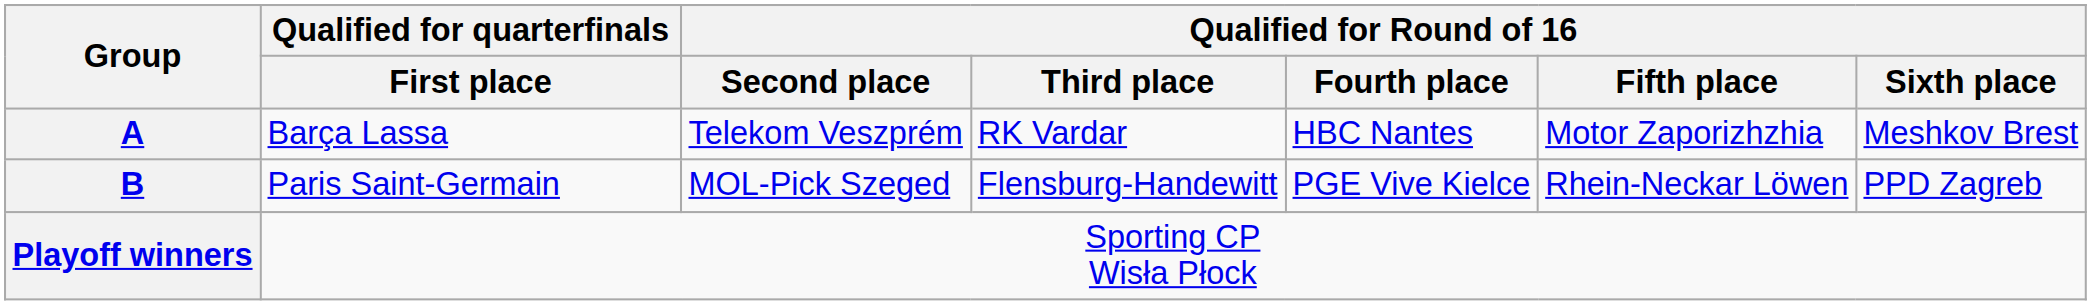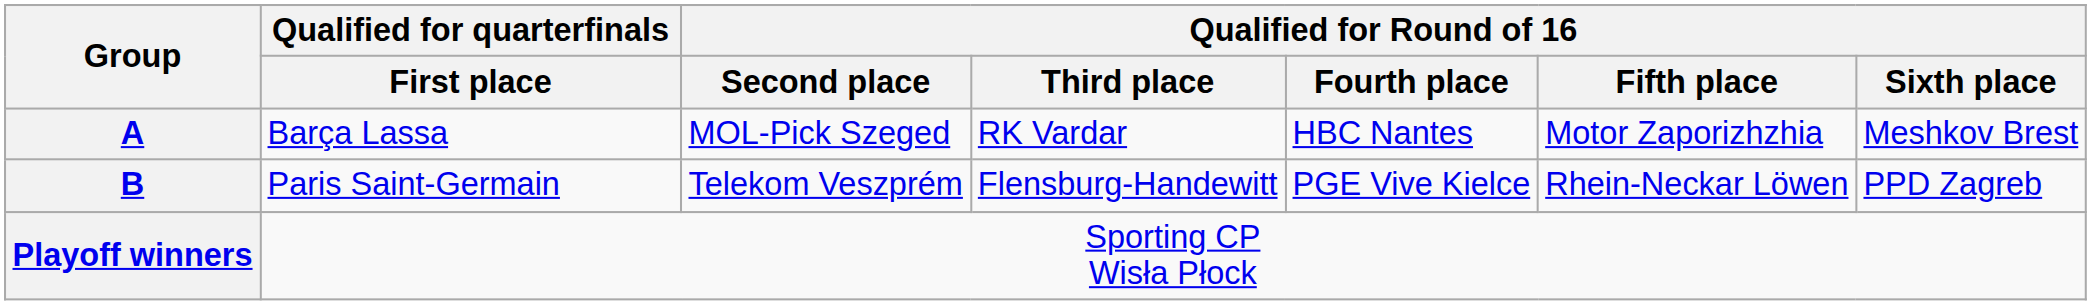(826, 133) Telekom Veszprém -> (819, 133) MOL-Pick Szeged
(819, 184) MOL-Pick Szeged -> (826, 184) Telekom Veszprém
